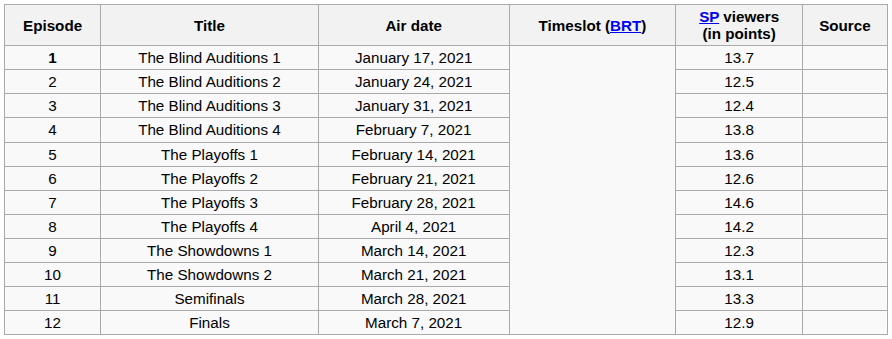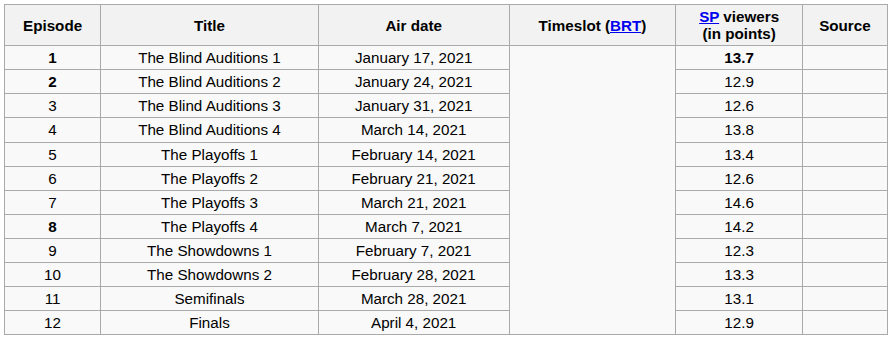(739, 58) normal -> (739, 58) bold
(53, 82) normal -> (53, 82) bold
(739, 82) 12.5 -> (739, 82) 12.9
(739, 106) 12.4 -> (739, 106) 12.6
(414, 130) February 7, 2021 -> (414, 130) March 14, 2021
(739, 154) 13.6 -> (739, 154) 13.4
(414, 202) February 28, 2021 -> (414, 202) March 21, 2021
(53, 226) normal -> (53, 226) bold
(414, 226) April 4, 2021 -> (414, 226) March 7, 2021
(414, 250) March 14, 2021 -> (414, 250) February 7, 2021
(414, 274) March 21, 2021 -> (414, 274) February 28, 2021
(739, 274) 13.1 -> (739, 274) 13.3
(739, 298) 13.3 -> (739, 298) 13.1
(414, 322) March 7, 2021 -> (414, 322) April 4, 2021
